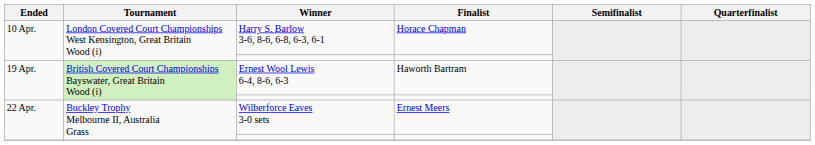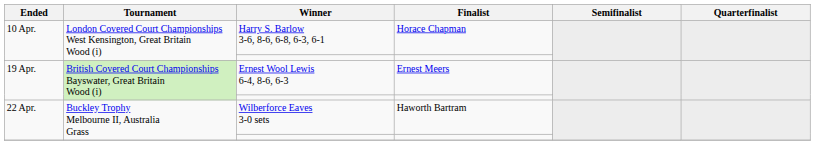(432, 68) Haworth Bartram -> (423, 68) Ernest Meers
(423, 108) Ernest Meers -> (432, 108) Haworth Bartram
